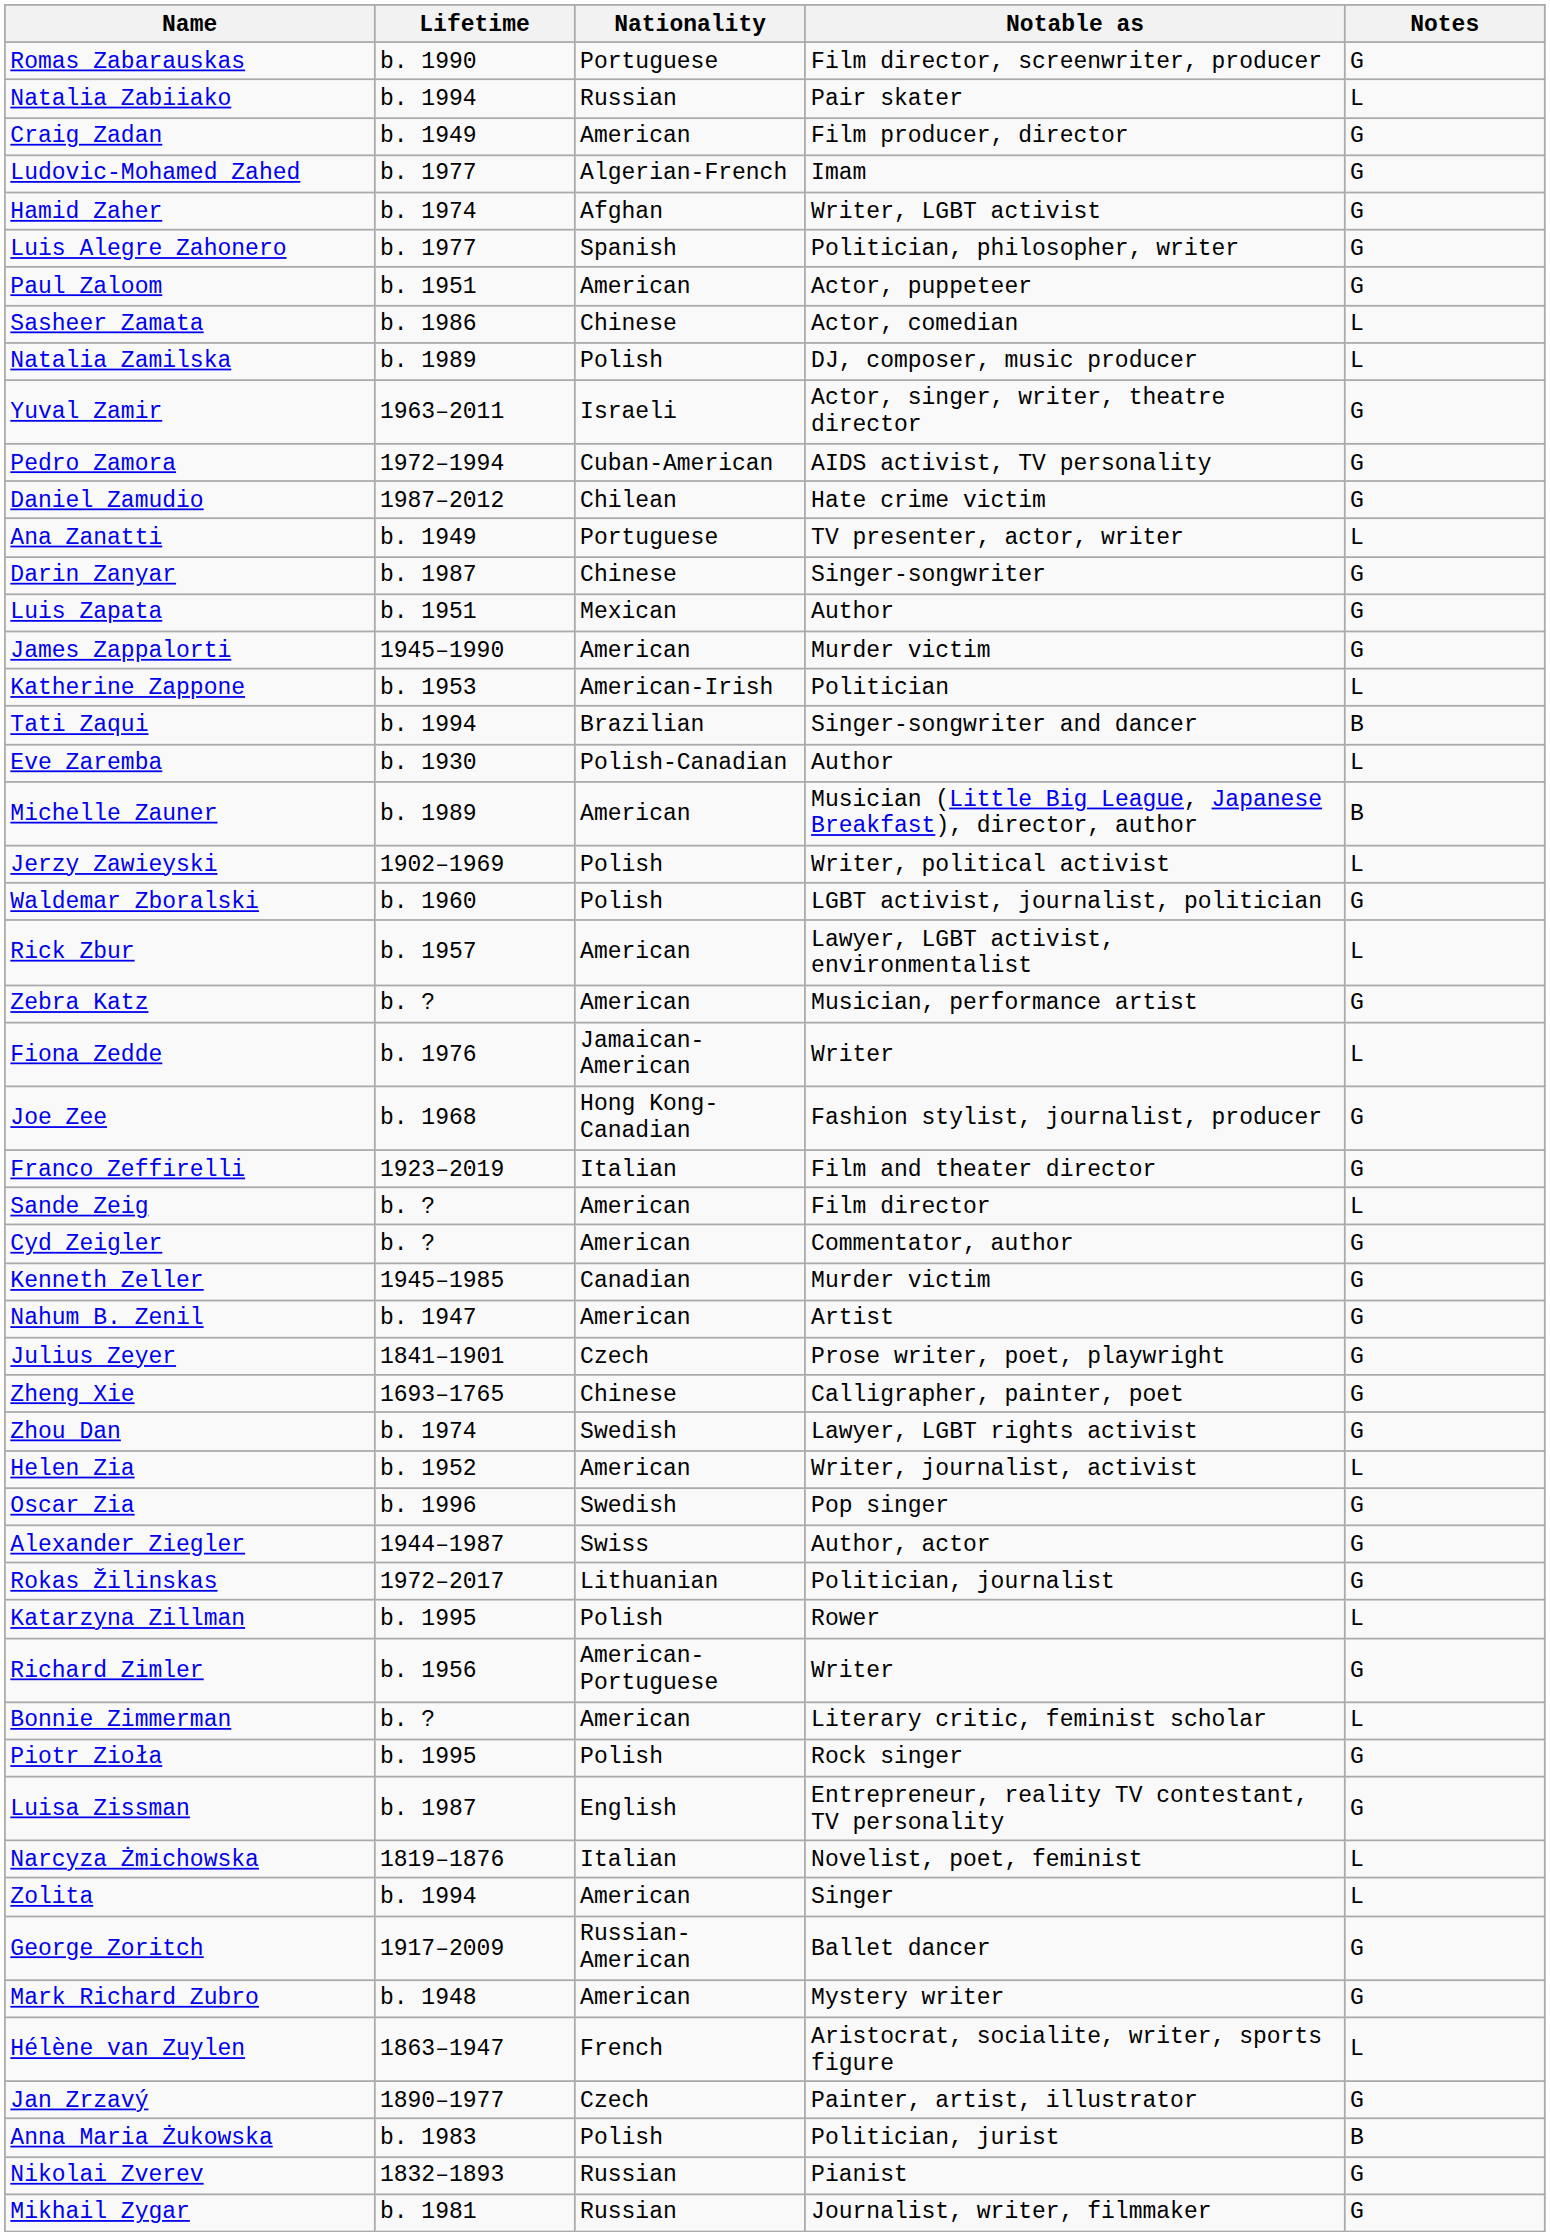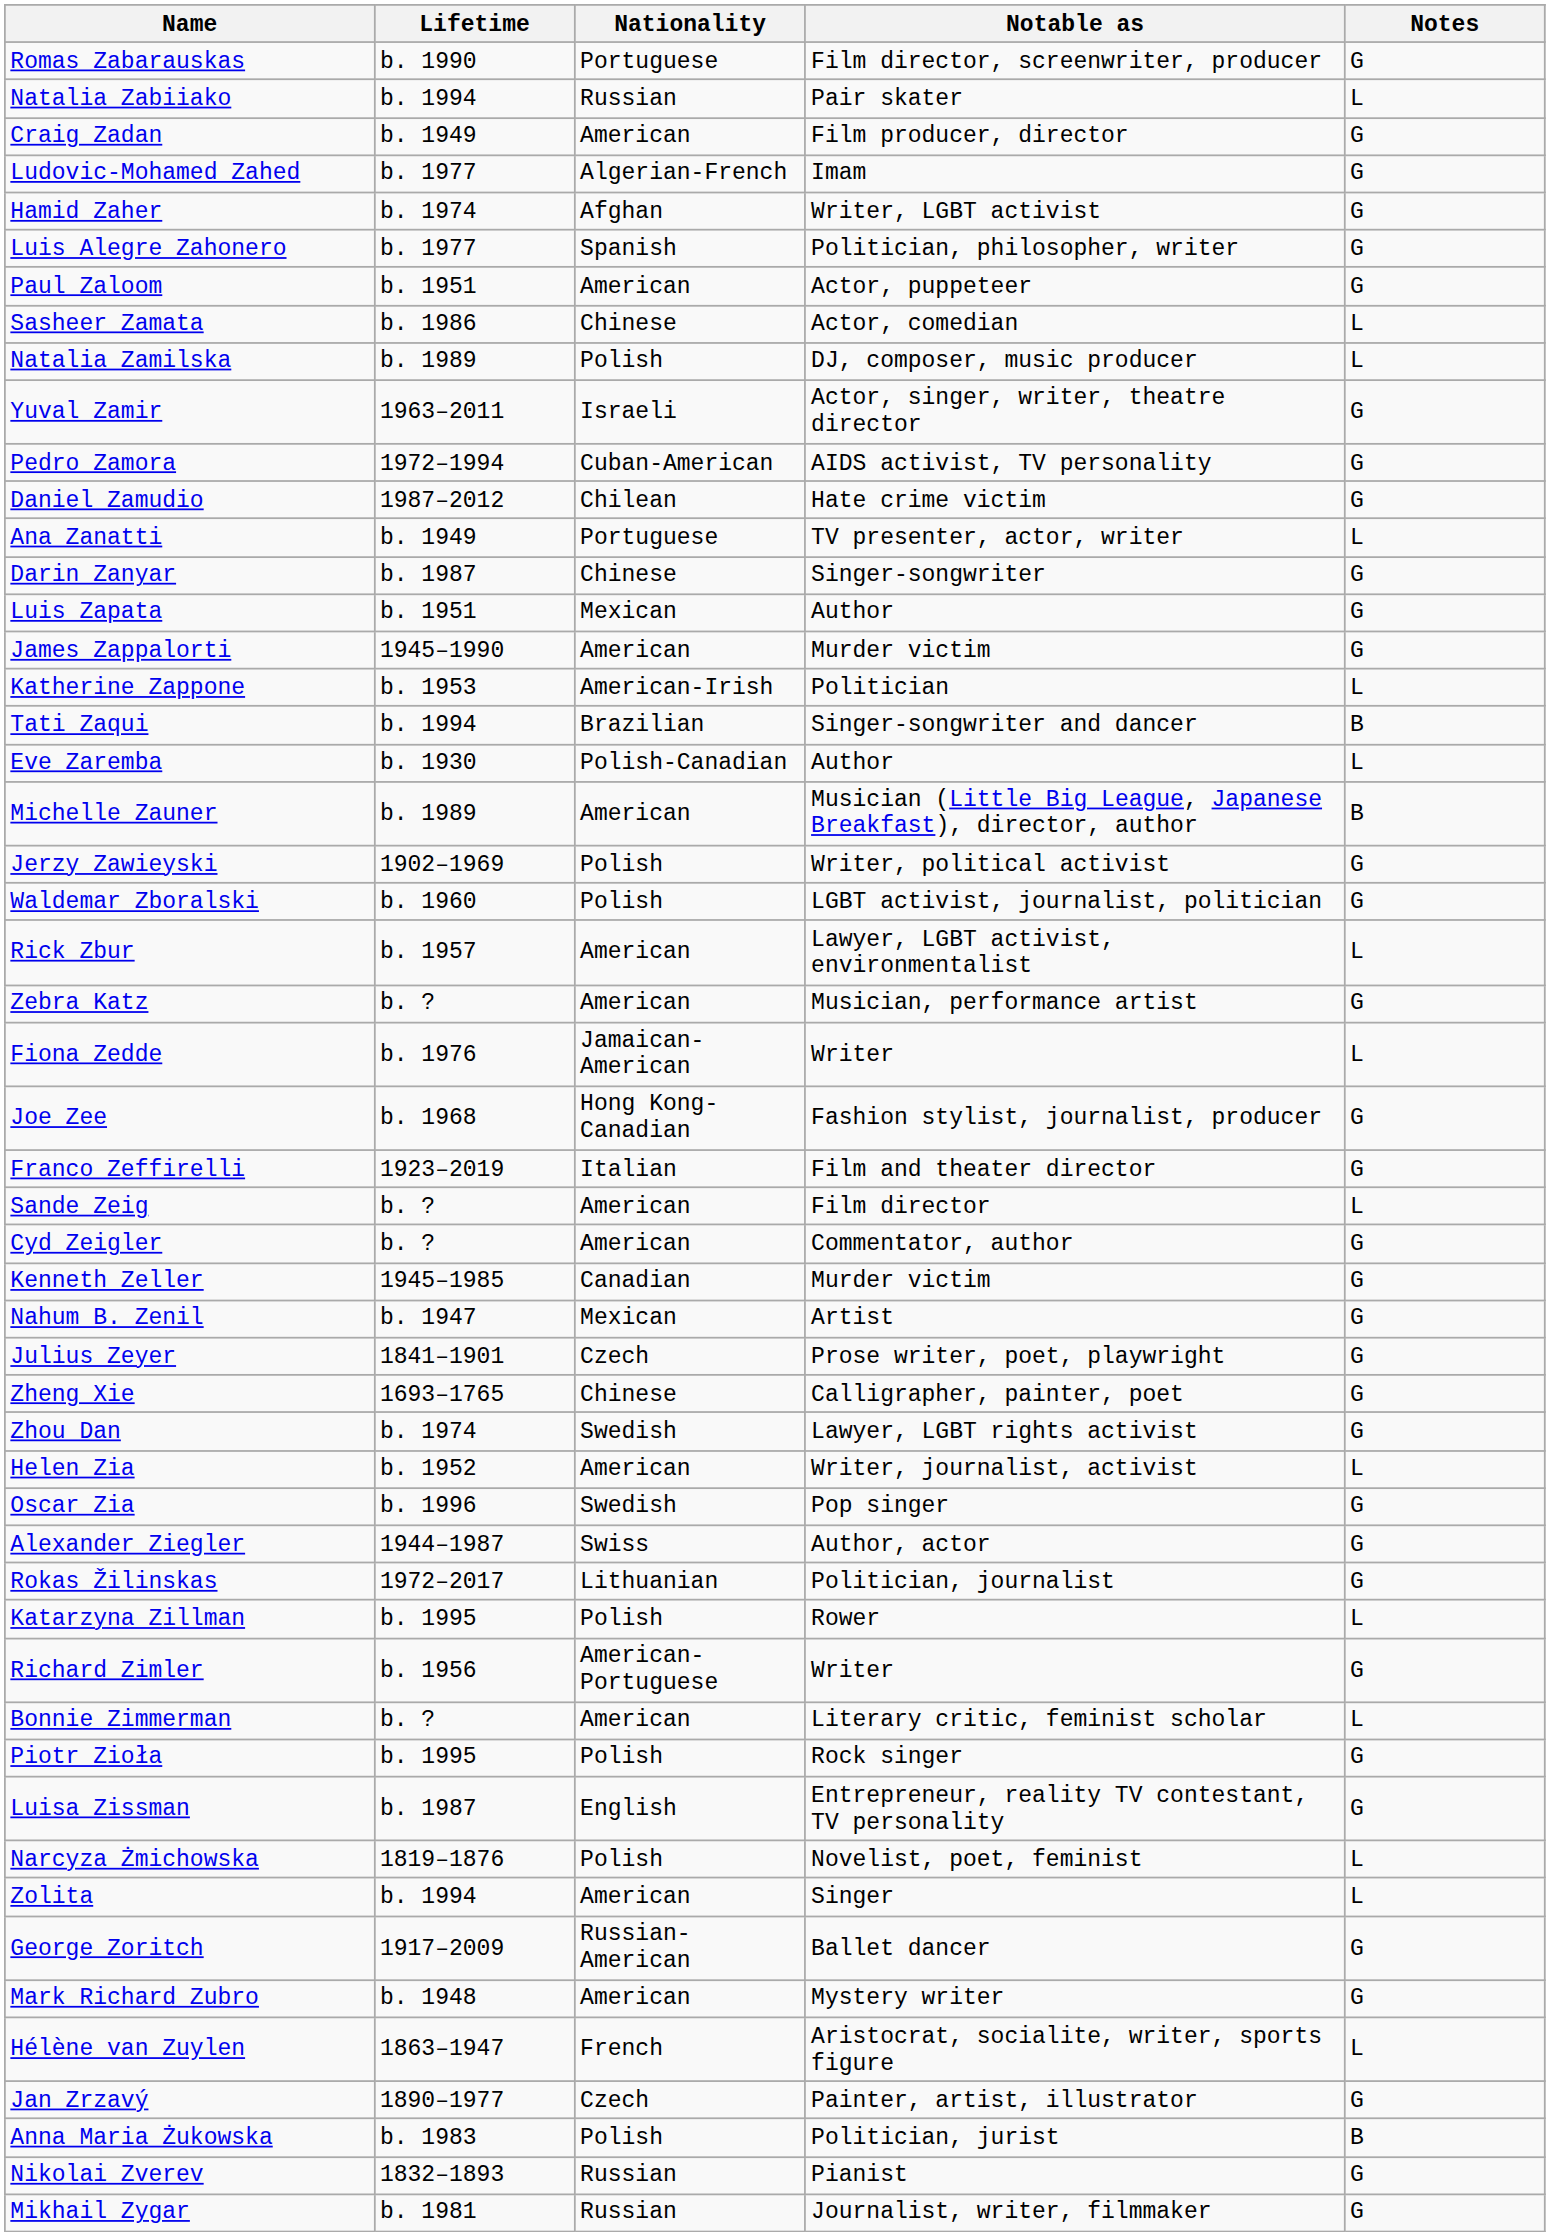(1357, 864) L -> (1357, 864) G
(635, 1319) American -> (628, 1319) Mexican
(628, 1860) Italian -> (622, 1860) Polish
